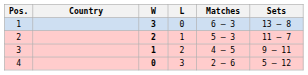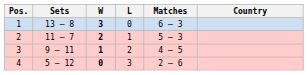columns swapped: (86, 11) <-> (277, 11)
